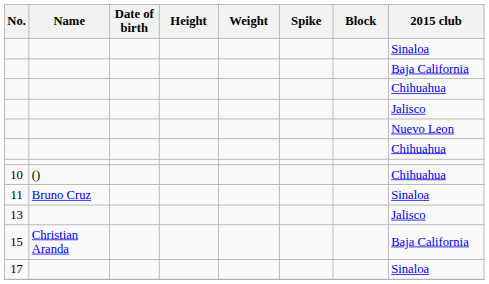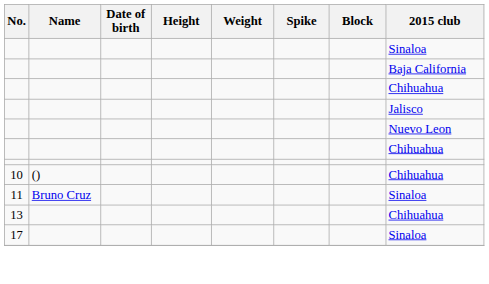(408, 214) Jalisco -> (416, 214) Chihuahua
- row: (17, 242)
